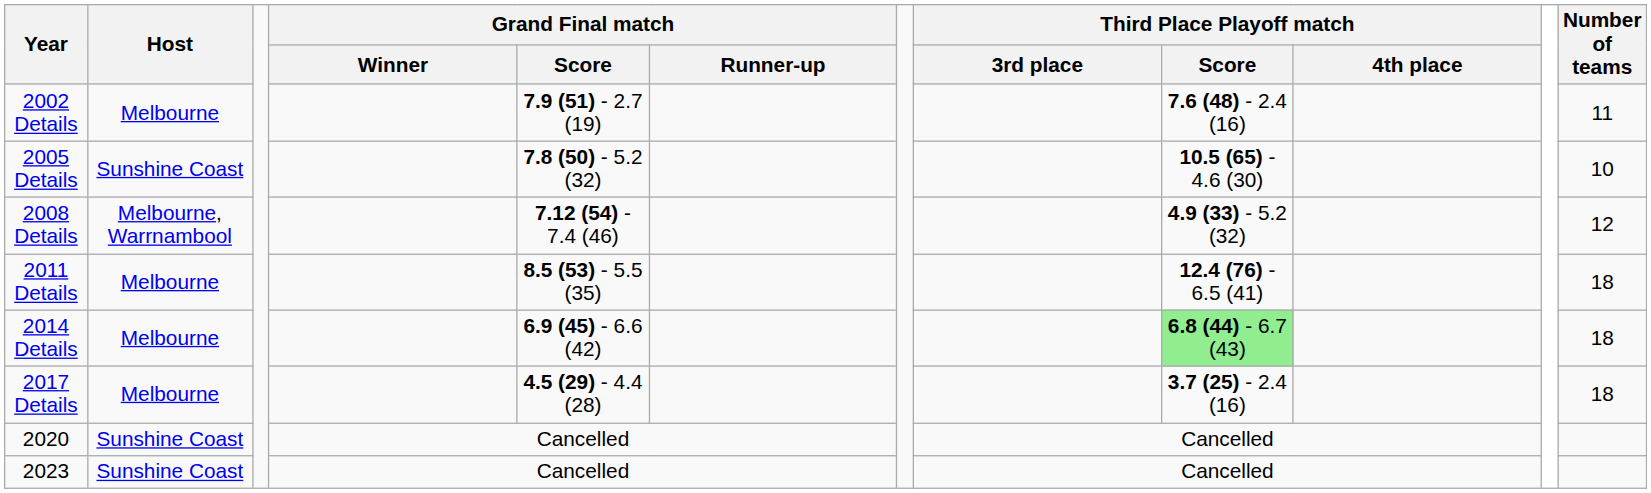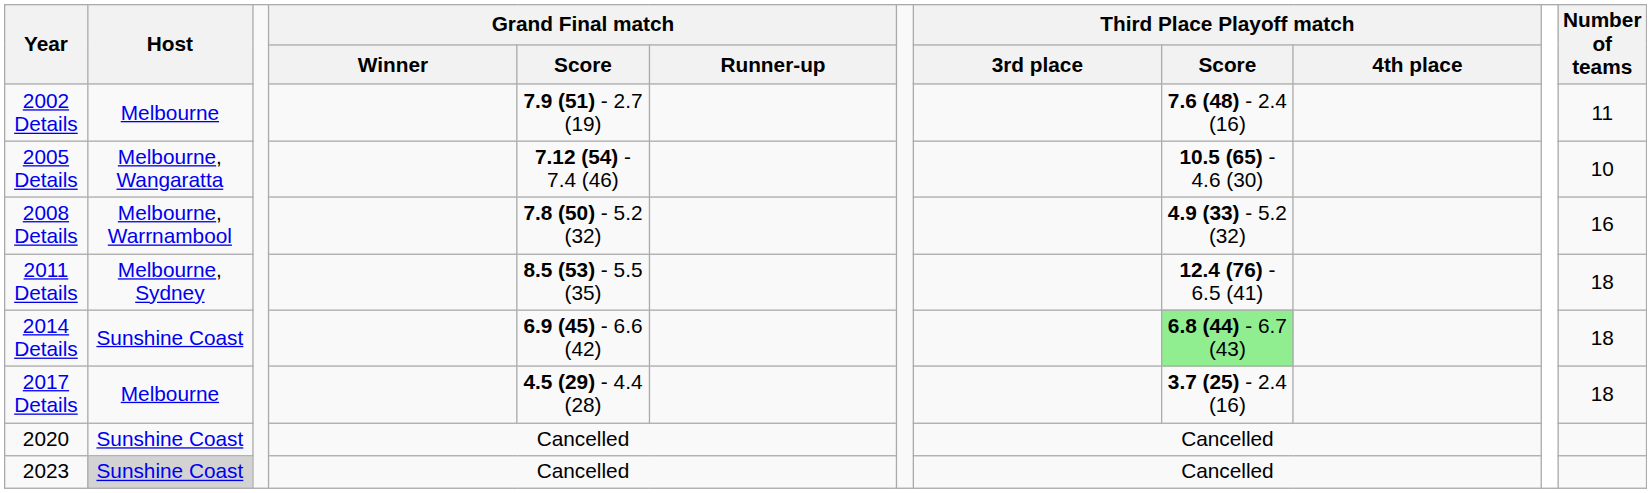(170, 168) Sunshine Coast -> (170, 168) Melbourne, Wangaratta
(583, 168) 7.8 (50) - 5.2 (32) -> (583, 168) 7.12 (54) - 7.4 (46)
(583, 225) 7.12 (54) - 7.4 (46) -> (583, 225) 7.8 (50) - 5.2 (32)
(1602, 225) 12 -> (1602, 225) 16
(170, 281) Melbourne -> (170, 281) Melbourne, Sydney
(170, 338) Melbourne -> (170, 338) Sunshine Coast
(170, 472) no background -> (170, 472) lightgrey background
